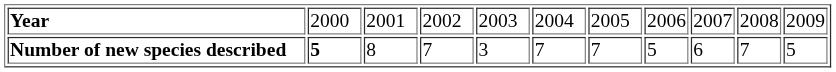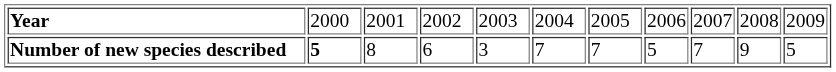(427, 50) 7 -> (427, 50) 6
(698, 50) 6 -> (698, 50) 7
(745, 50) 7 -> (745, 50) 9
